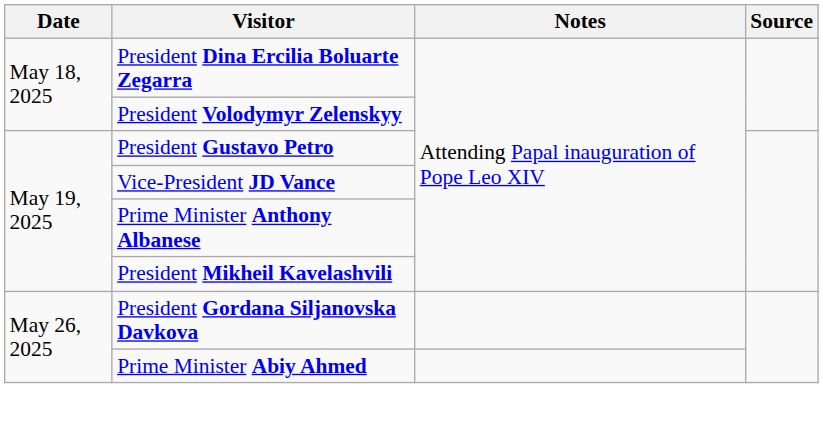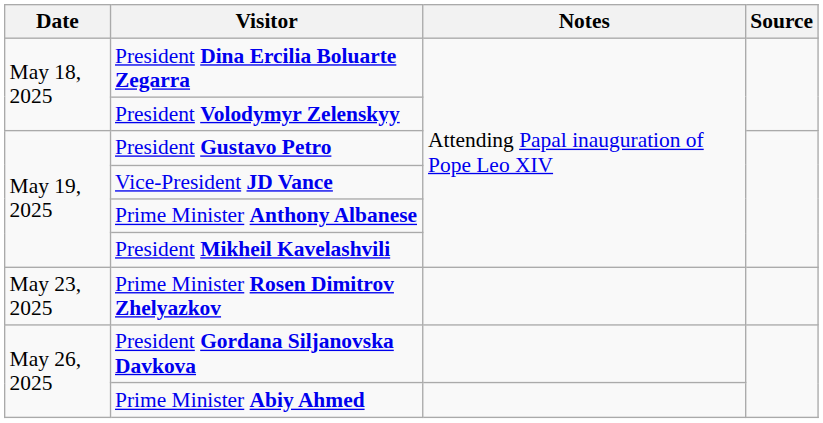+ row: (254, 295)
